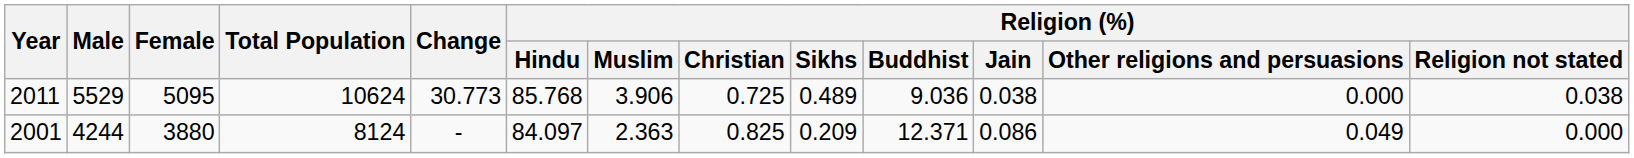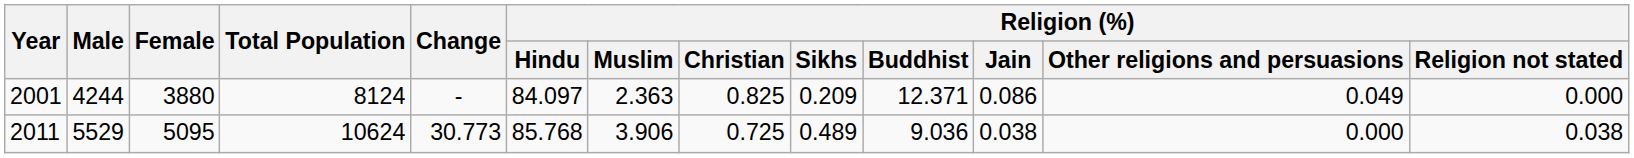rows swapped: (36, 133) <-> (35, 96)
